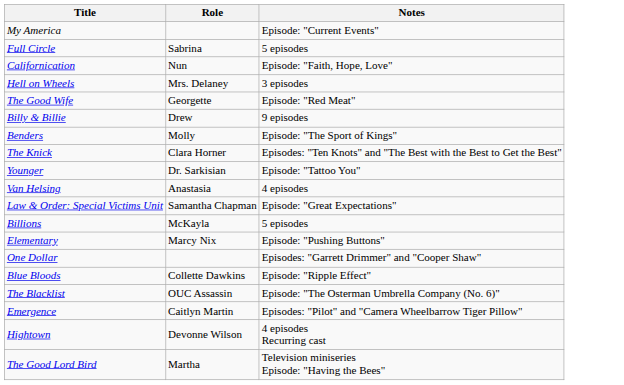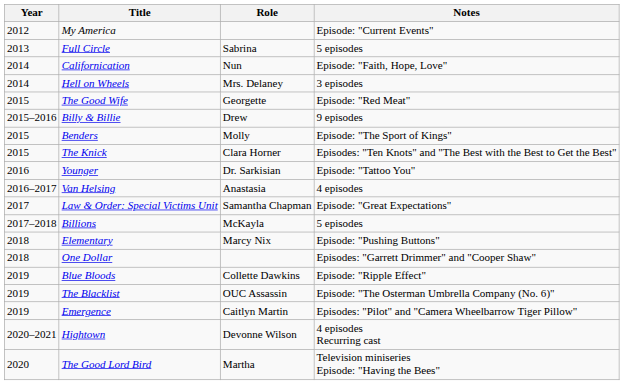+ column: (32, 13)
